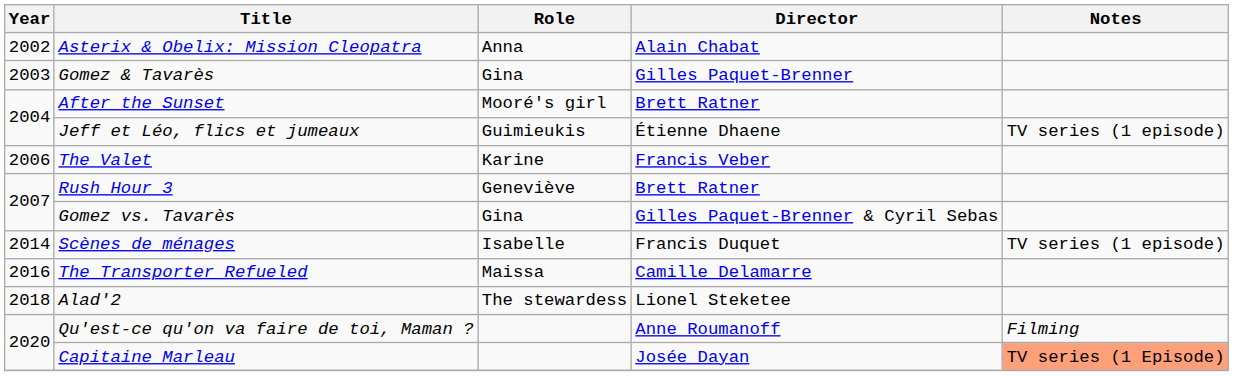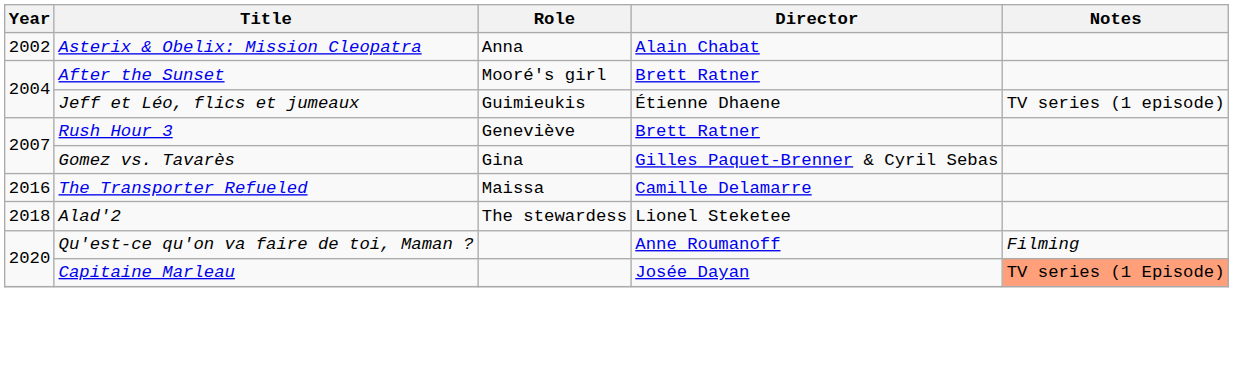- row: (136, 75)
- row: (105, 160)
- row: (147, 244)
